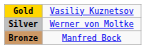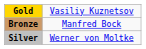rows swapped: (23, 24) <-> (23, 38)
